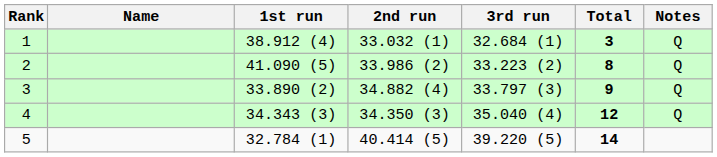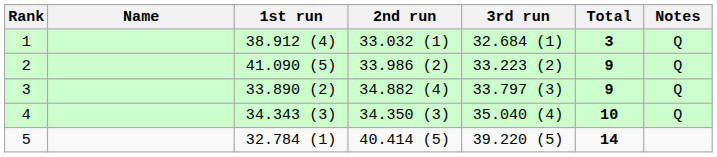(609, 66) 8 -> (609, 66) 9
(609, 115) 12 -> (609, 115) 10
